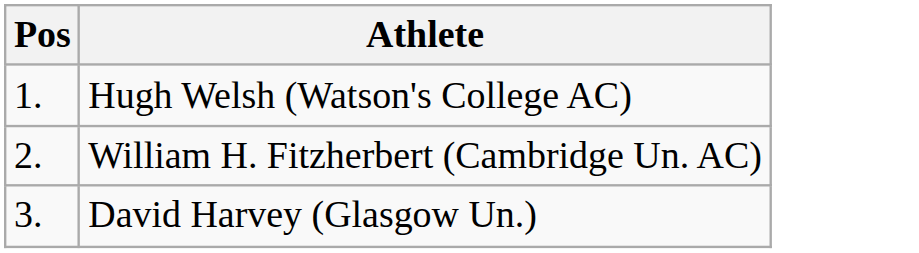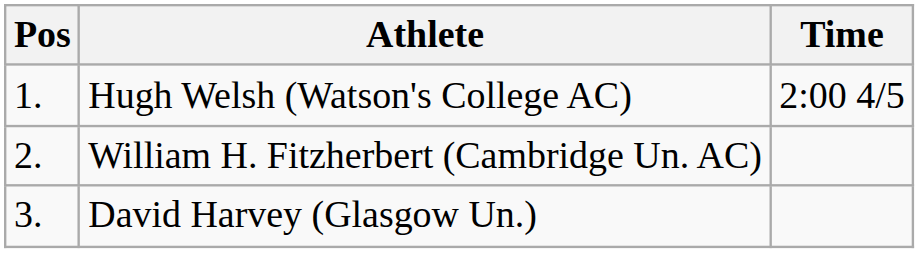+ column: (842, 34)
